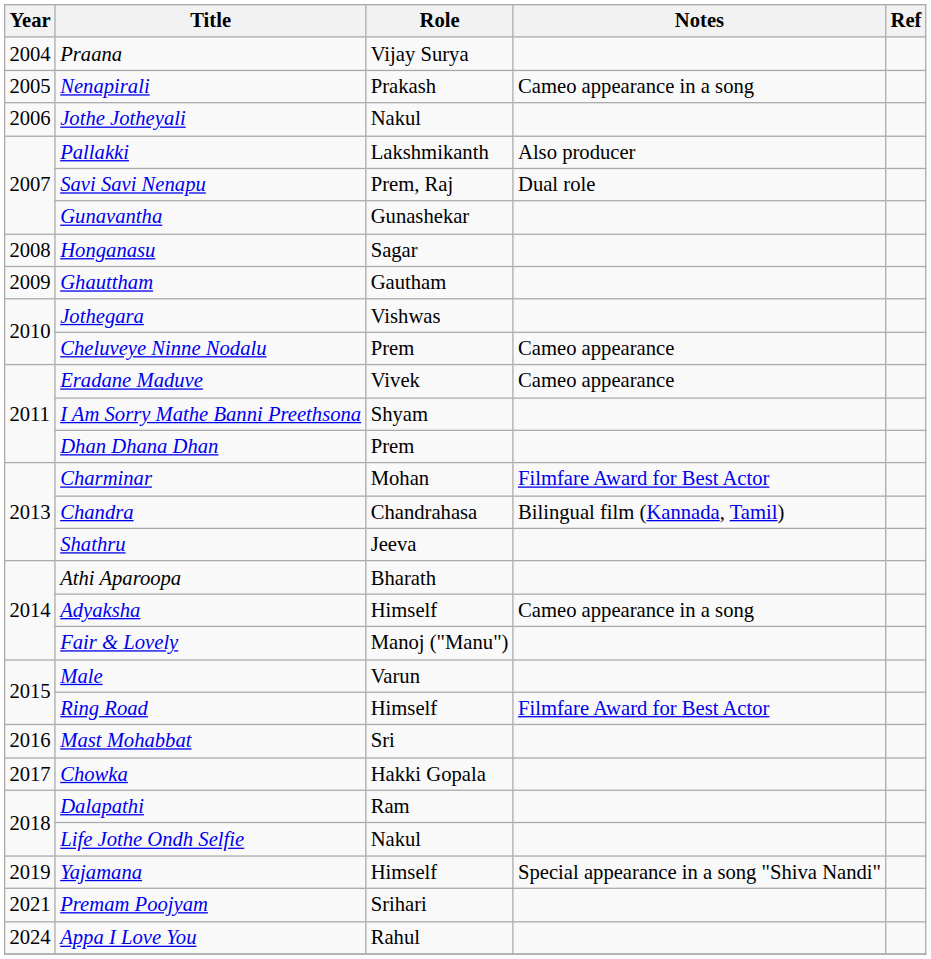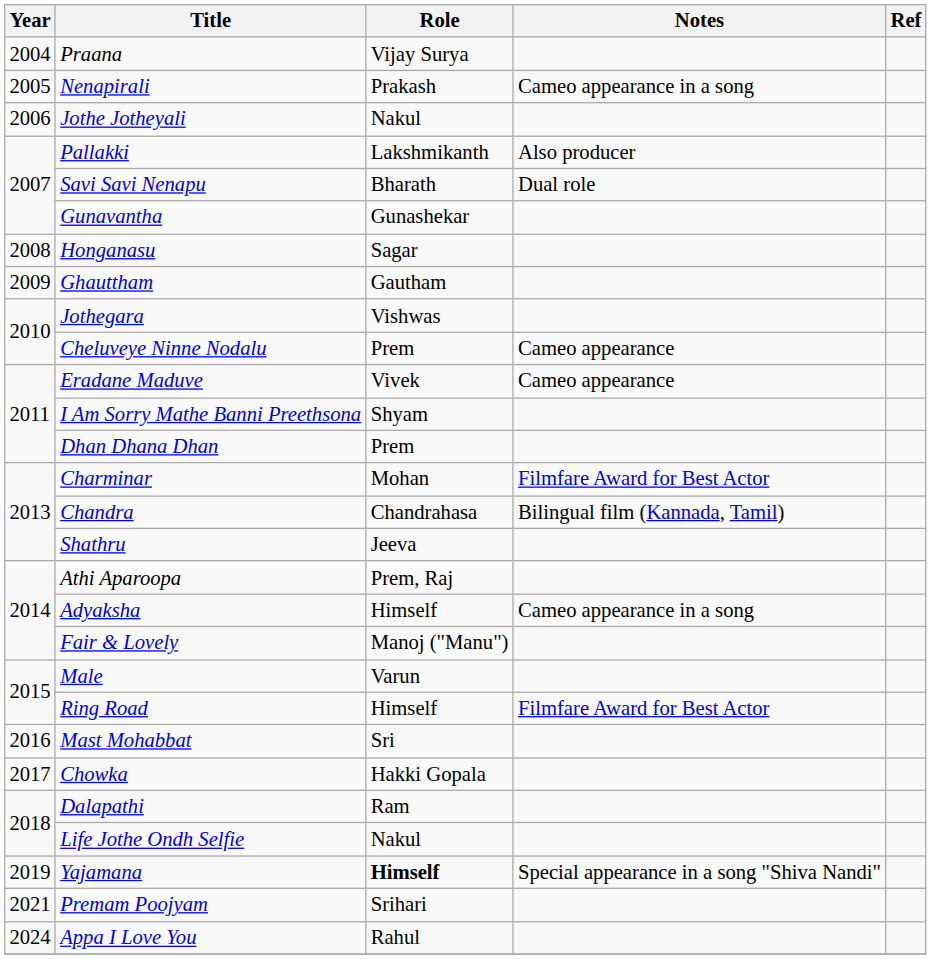(412, 184) Prem, Raj -> (403, 184) Bharath
(403, 577) Bharath -> (412, 577) Prem, Raj
(404, 871) normal -> (405, 871) bold
